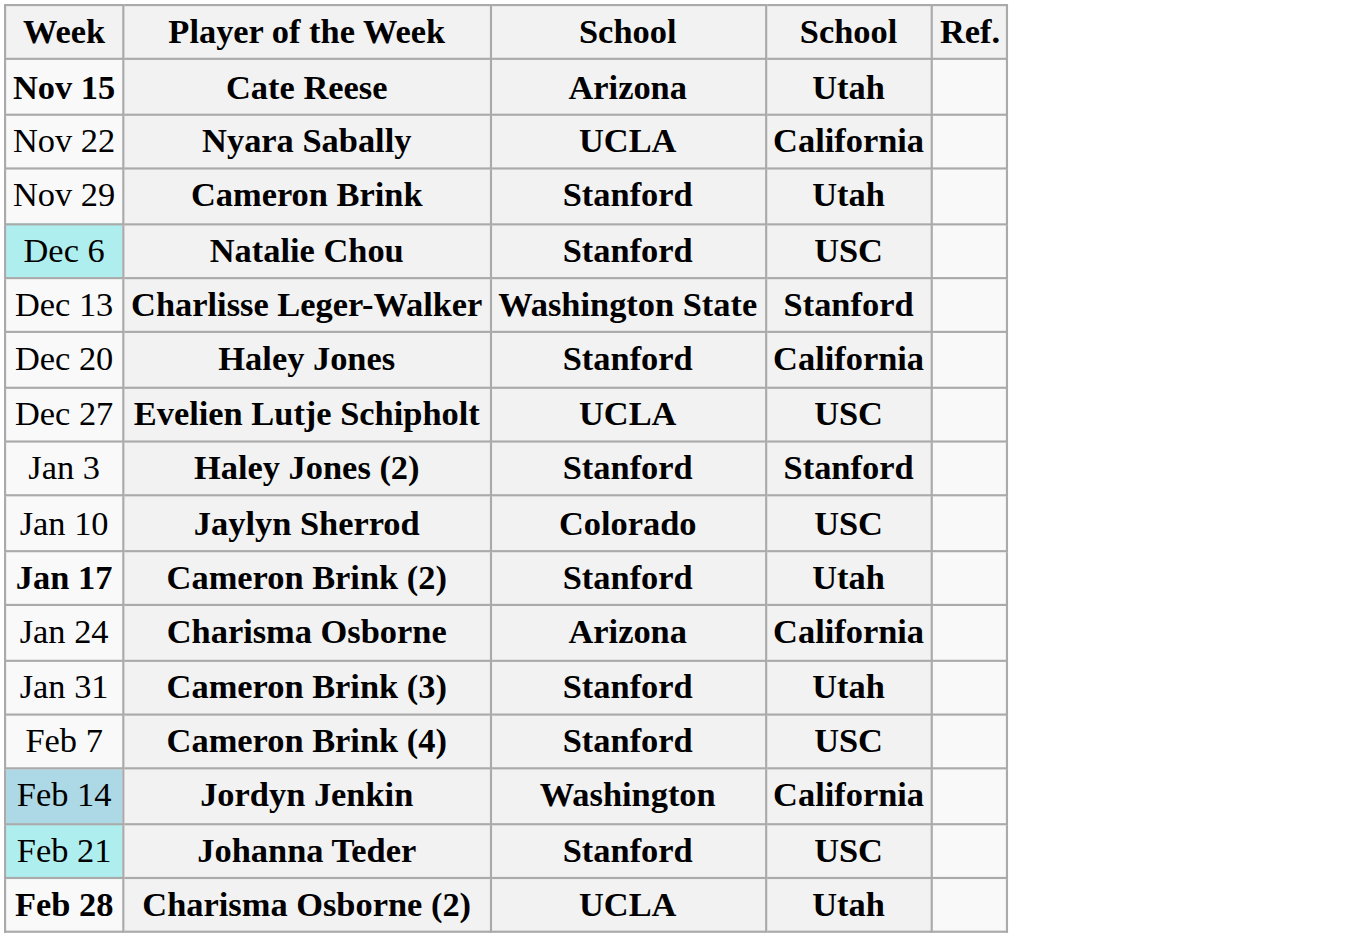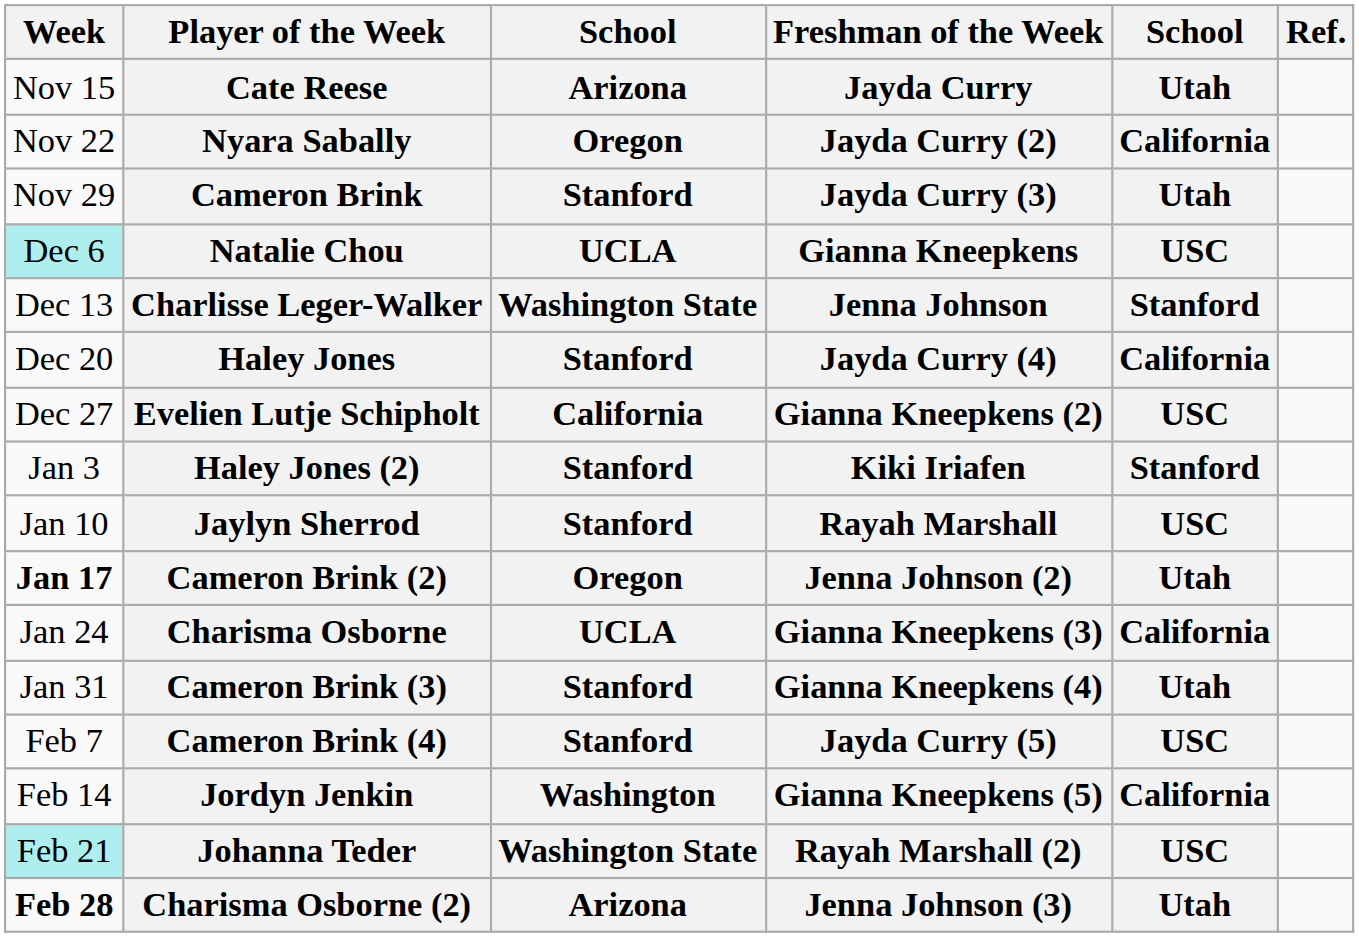+ column: (938, 31)
(64, 86) bold -> (64, 86) normal
(628, 140) UCLA -> (628, 140) Oregon
(628, 250) Stanford -> (628, 250) UCLA
(628, 413) UCLA -> (628, 413) California
(628, 522) Colorado -> (628, 522) Stanford
(628, 577) Stanford -> (628, 577) Oregon
(628, 631) Arizona -> (628, 631) UCLA
(64, 795) lightblue background -> (64, 795) no background
(628, 850) Stanford -> (628, 850) Washington State
(628, 904) UCLA -> (628, 904) Arizona
